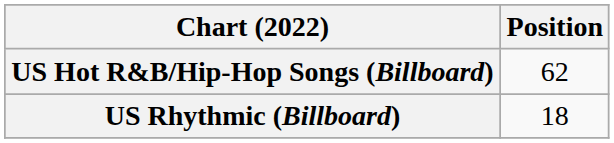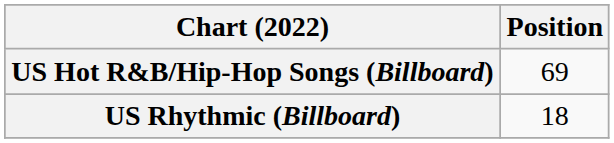(555, 71) 62 -> (555, 71) 69
